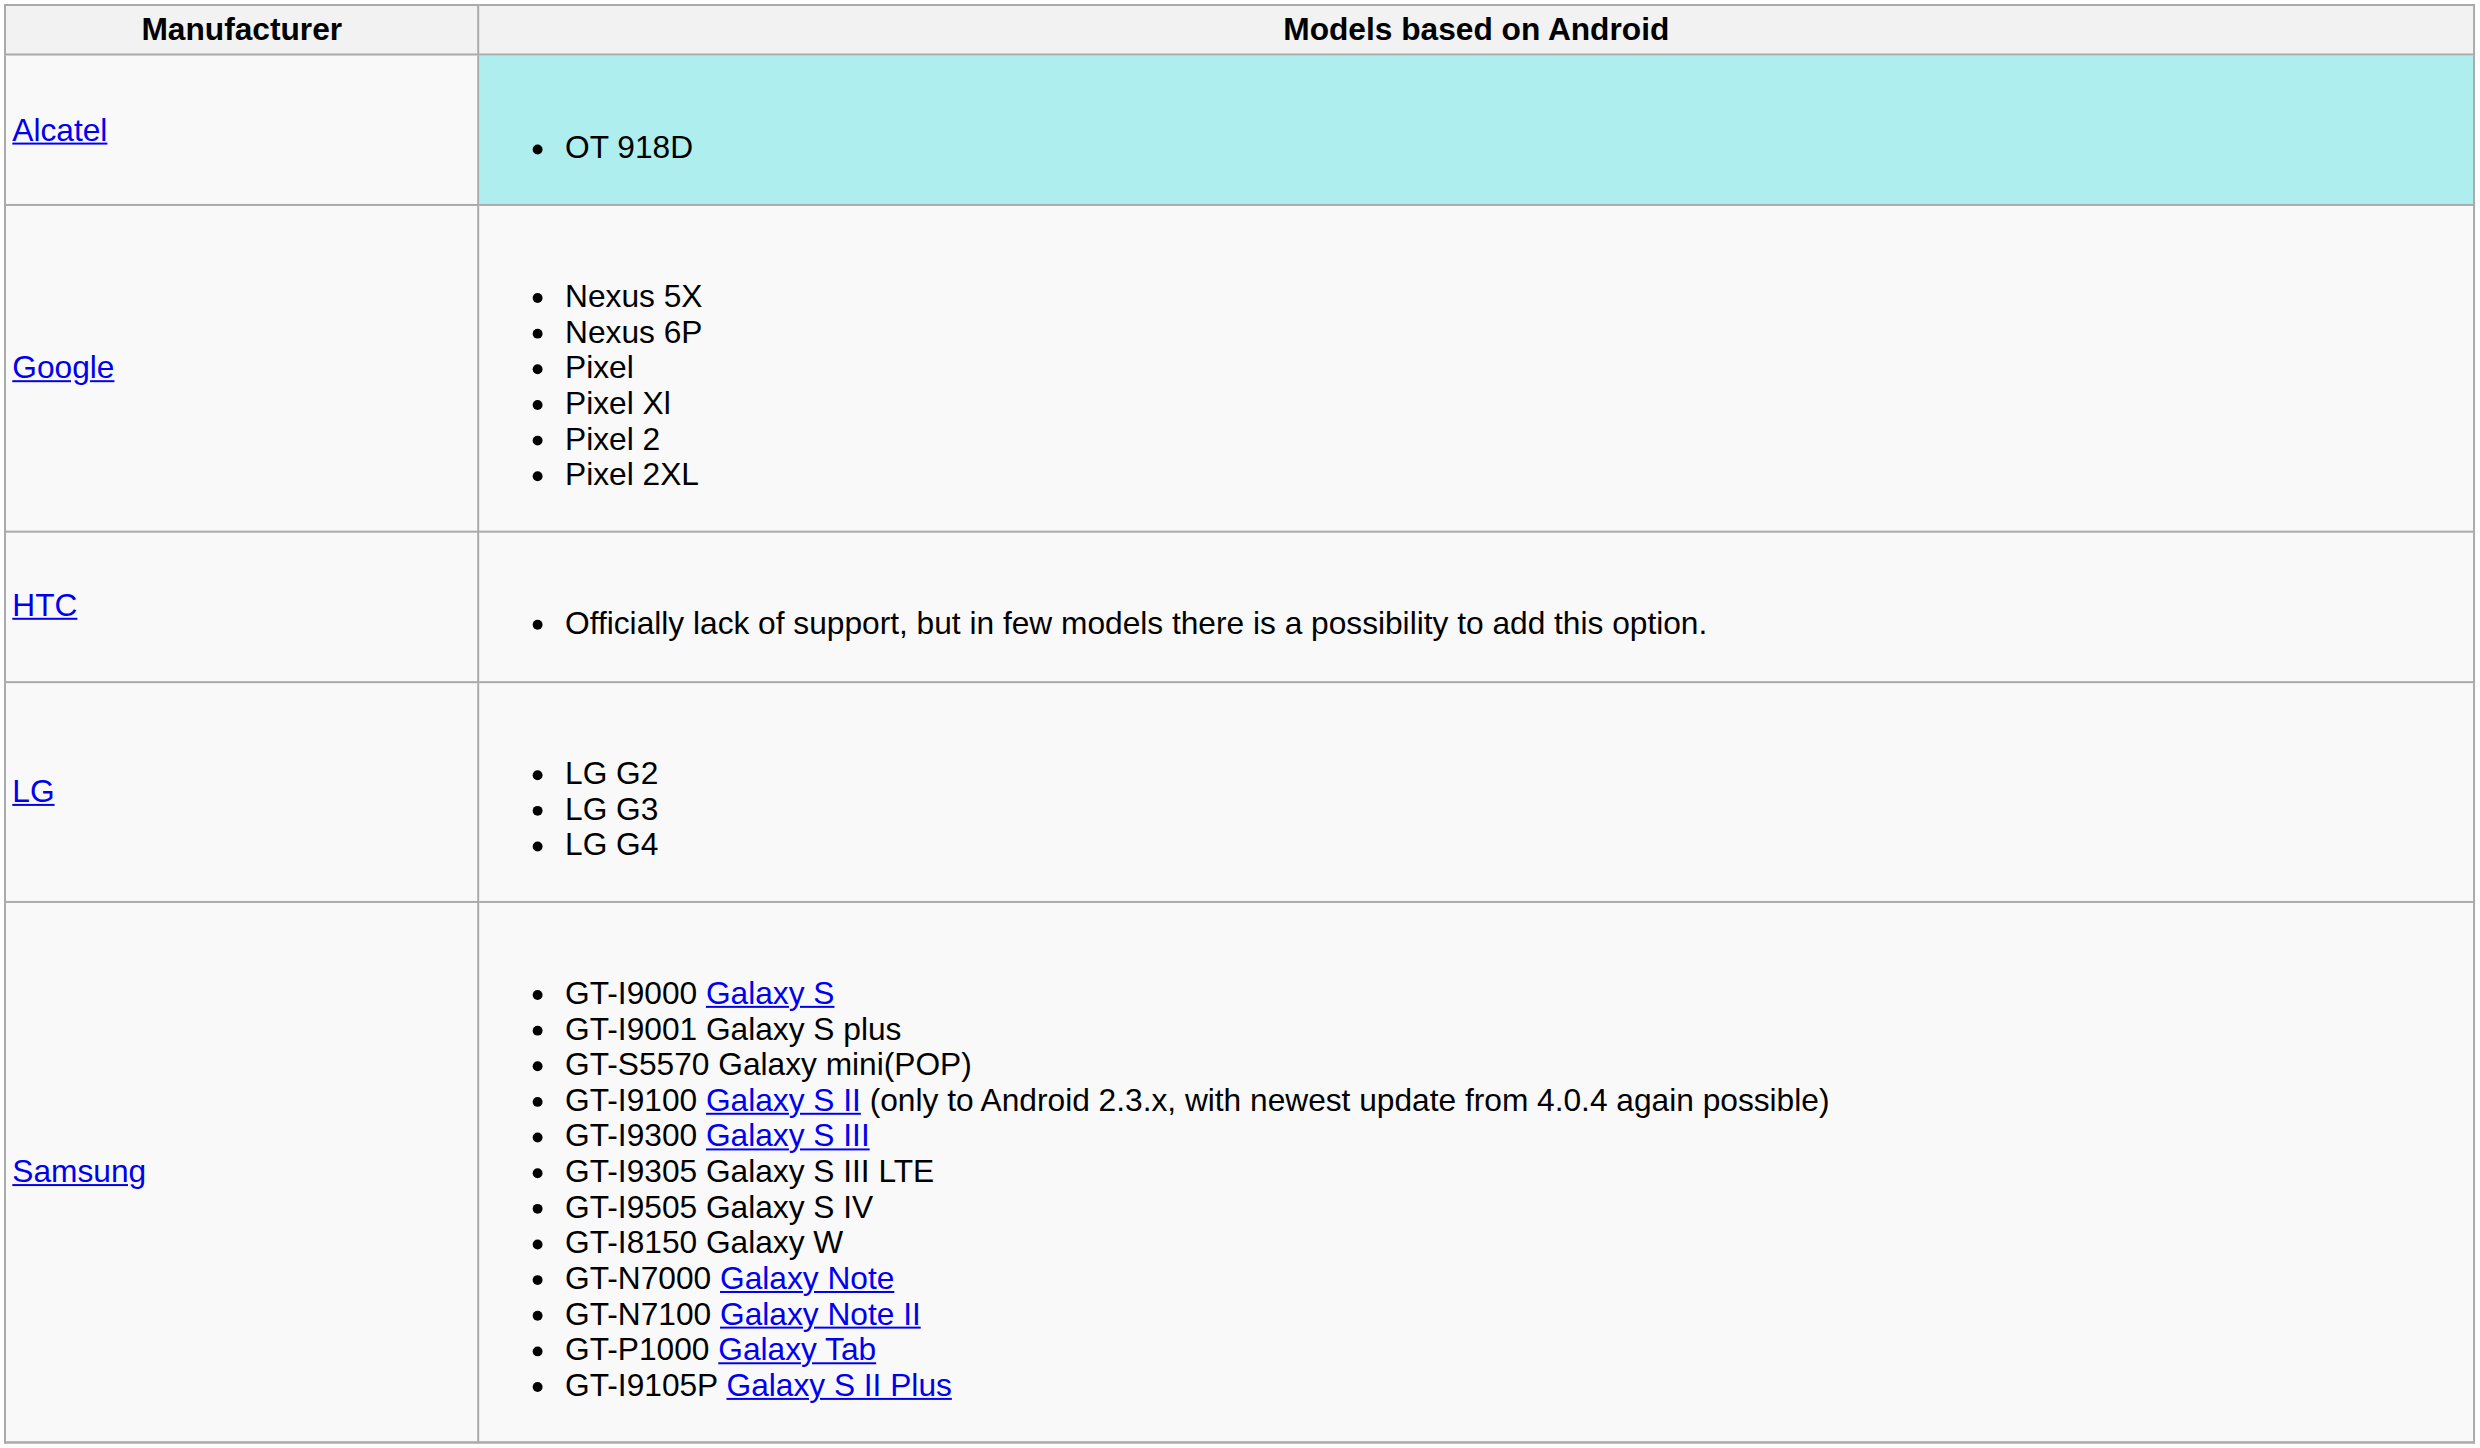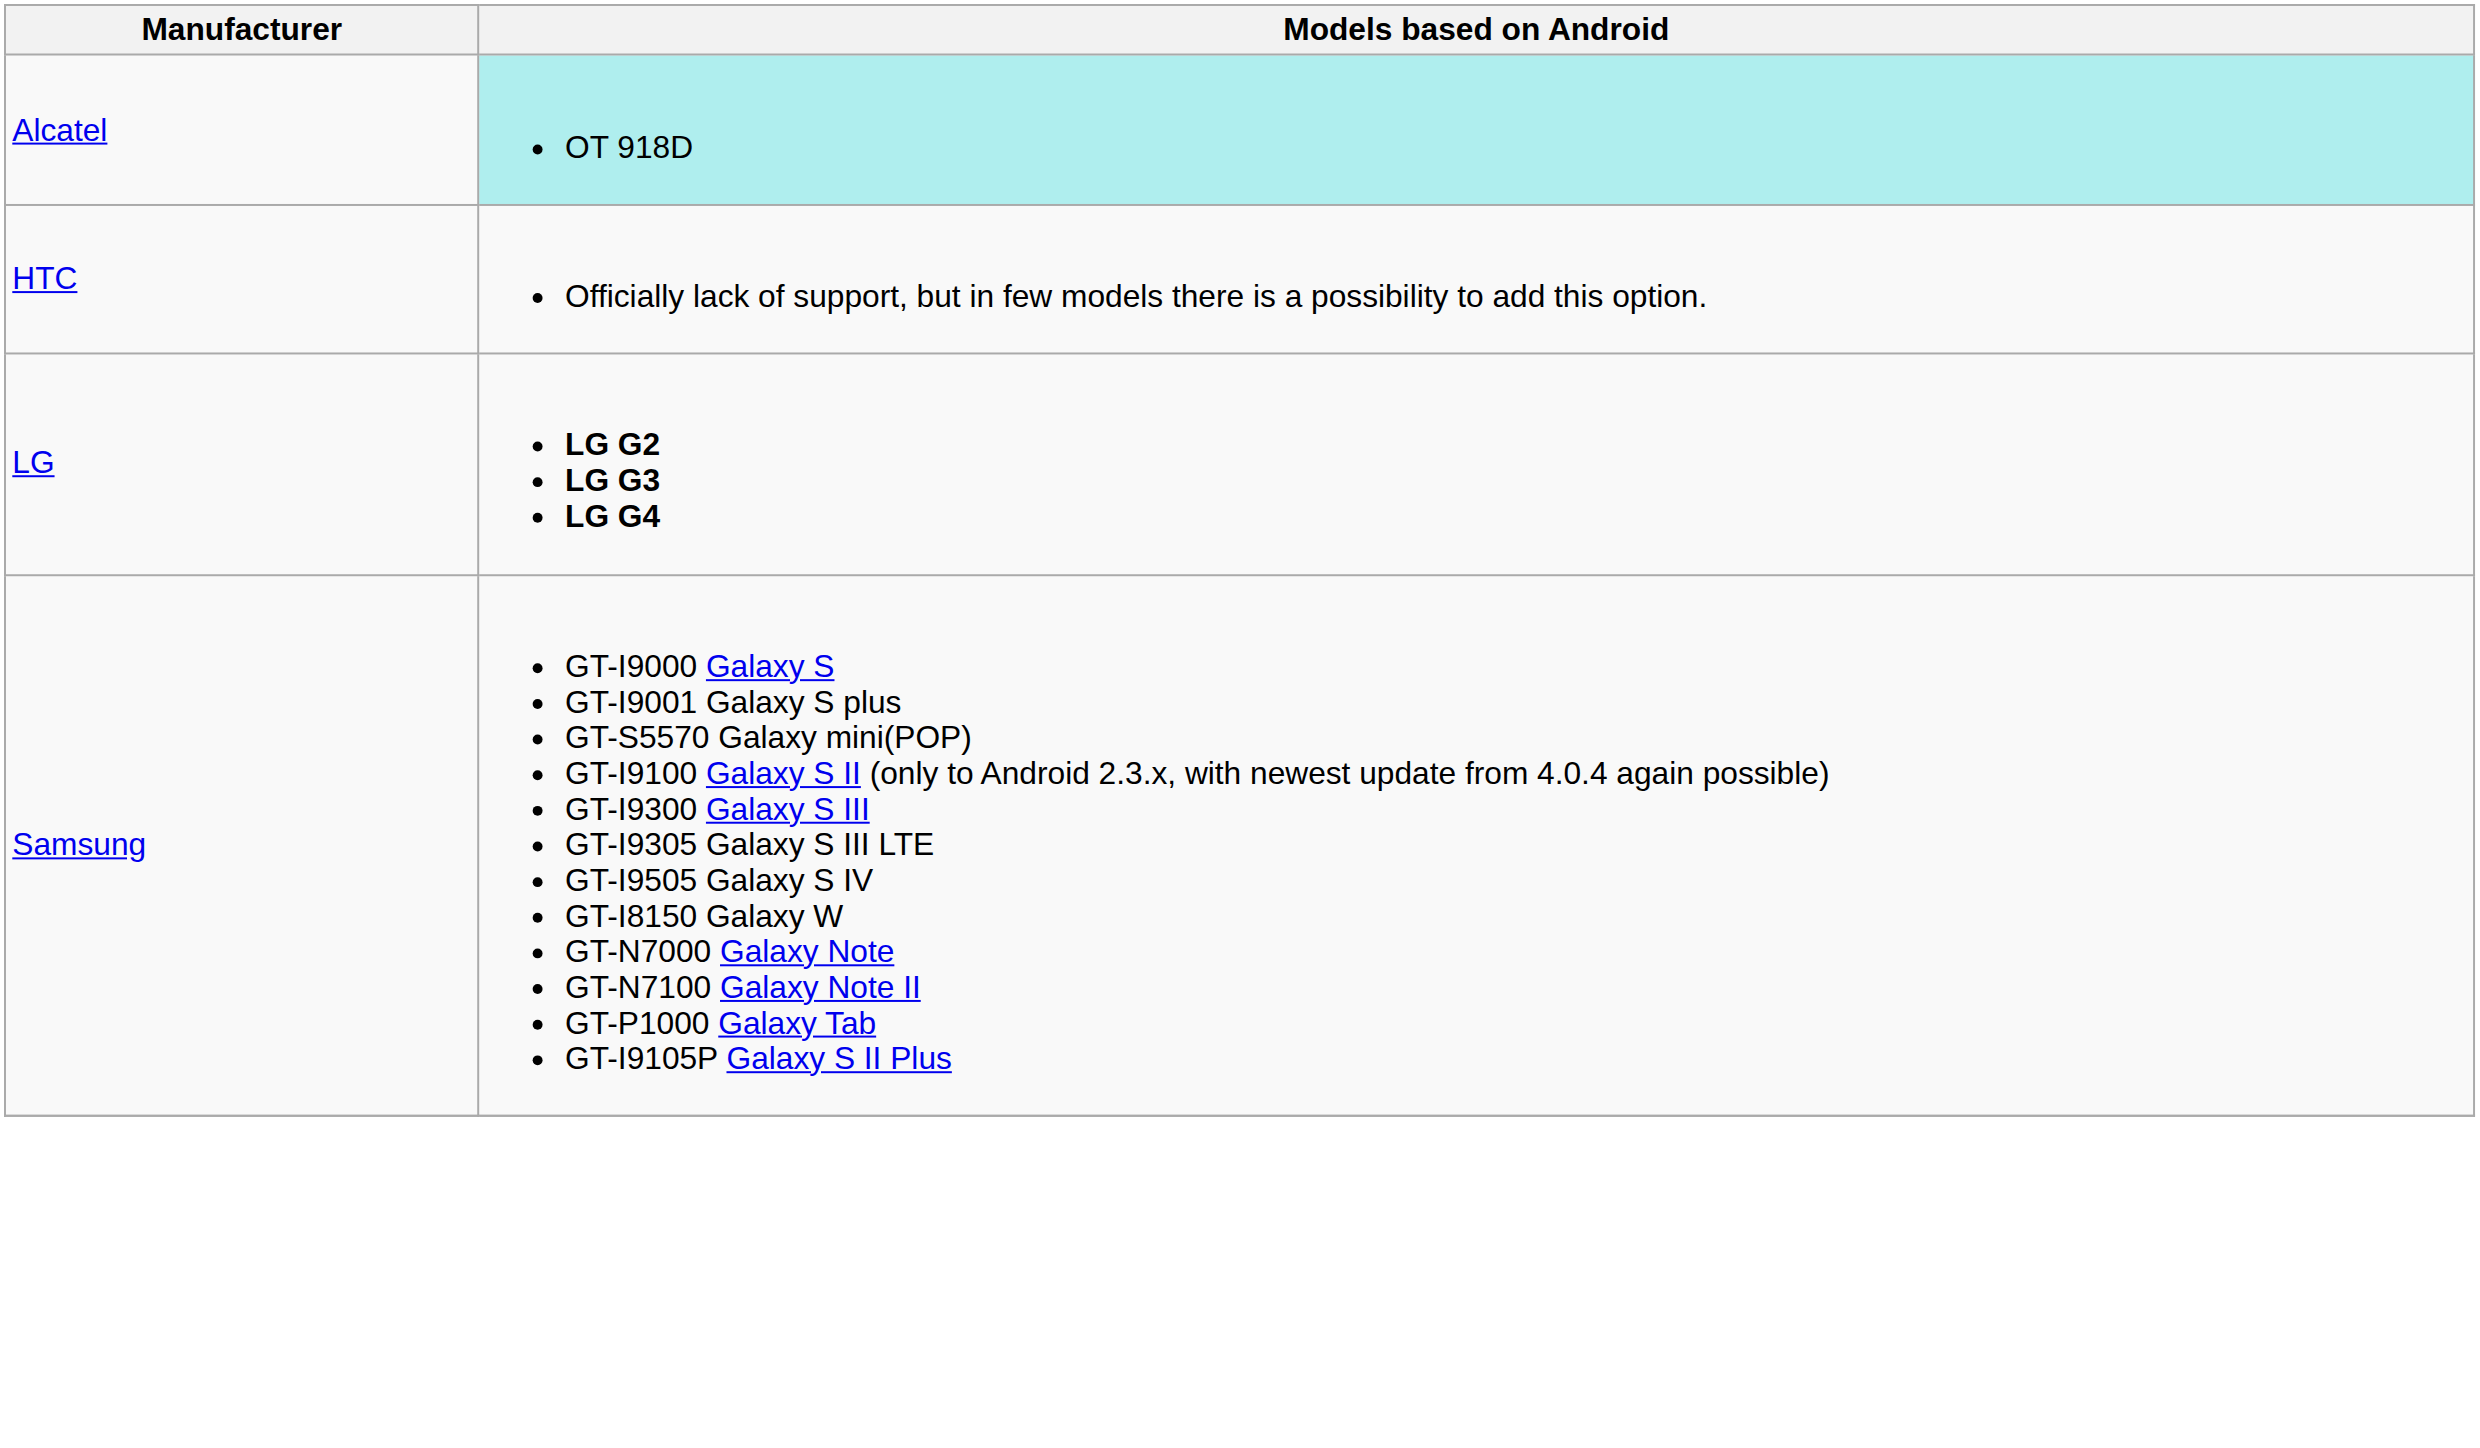- row: (63, 367)
(1476, 809) normal -> (1476, 482) bold
